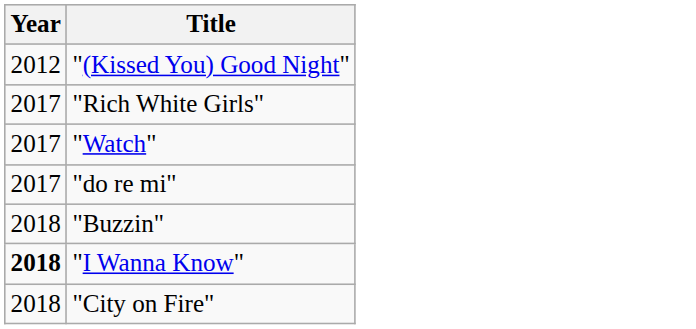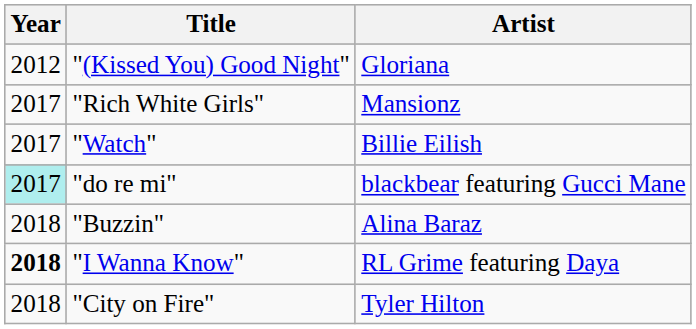+ column: (523, 24)
(36, 183) no background -> (36, 183) paleturquoise background
